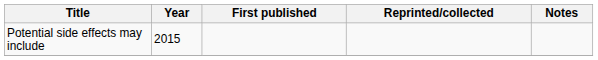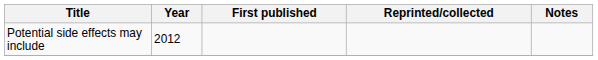(167, 39) 2015 -> (167, 39) 2012
